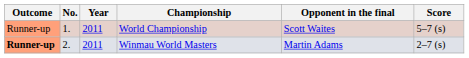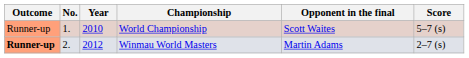(92, 28) 2011 -> (93, 28) 2010
(92, 45) 2011 -> (93, 45) 2012
